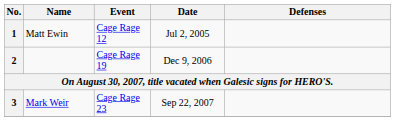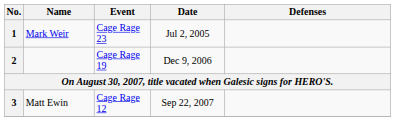(47, 33) Matt Ewin -> (47, 33) Mark Weir
(118, 33) Cage Rage 12 -> (118, 33) Cage Rage 23
(47, 103) Mark Weir -> (47, 103) Matt Ewin
(118, 103) Cage Rage 23 -> (118, 103) Cage Rage 12
